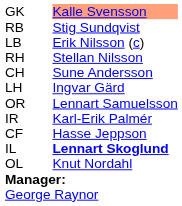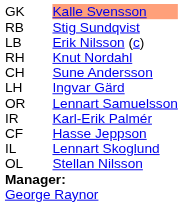(98, 57) Stellan Nilsson -> (92, 57) Knut Nordahl
(111, 148) bold -> (106, 148) normal
(92, 164) Knut Nordahl -> (98, 164) Stellan Nilsson
